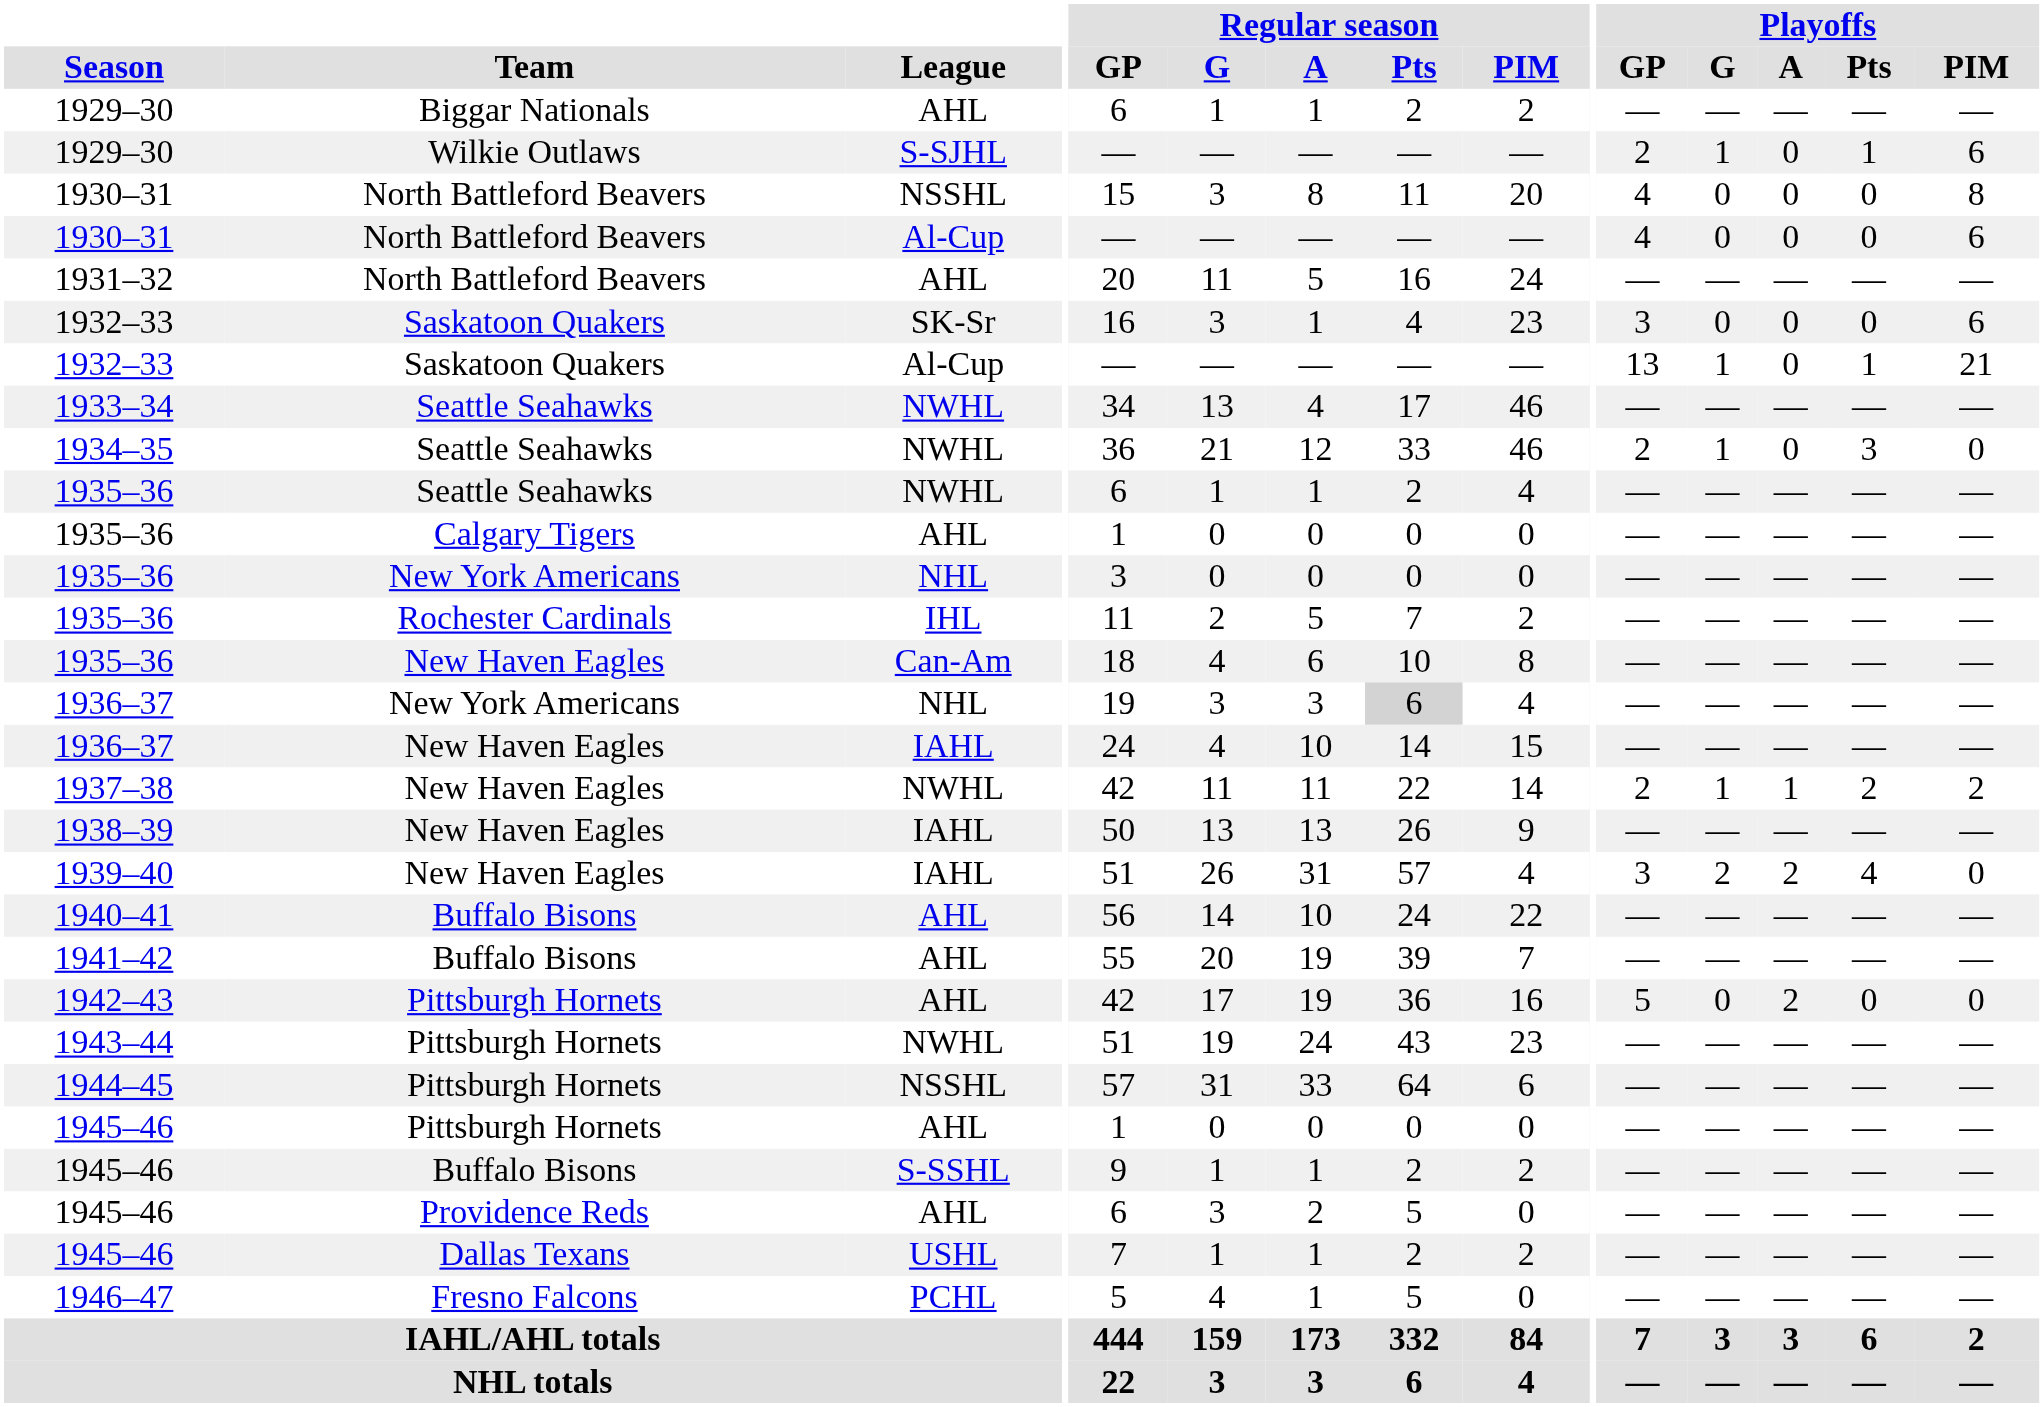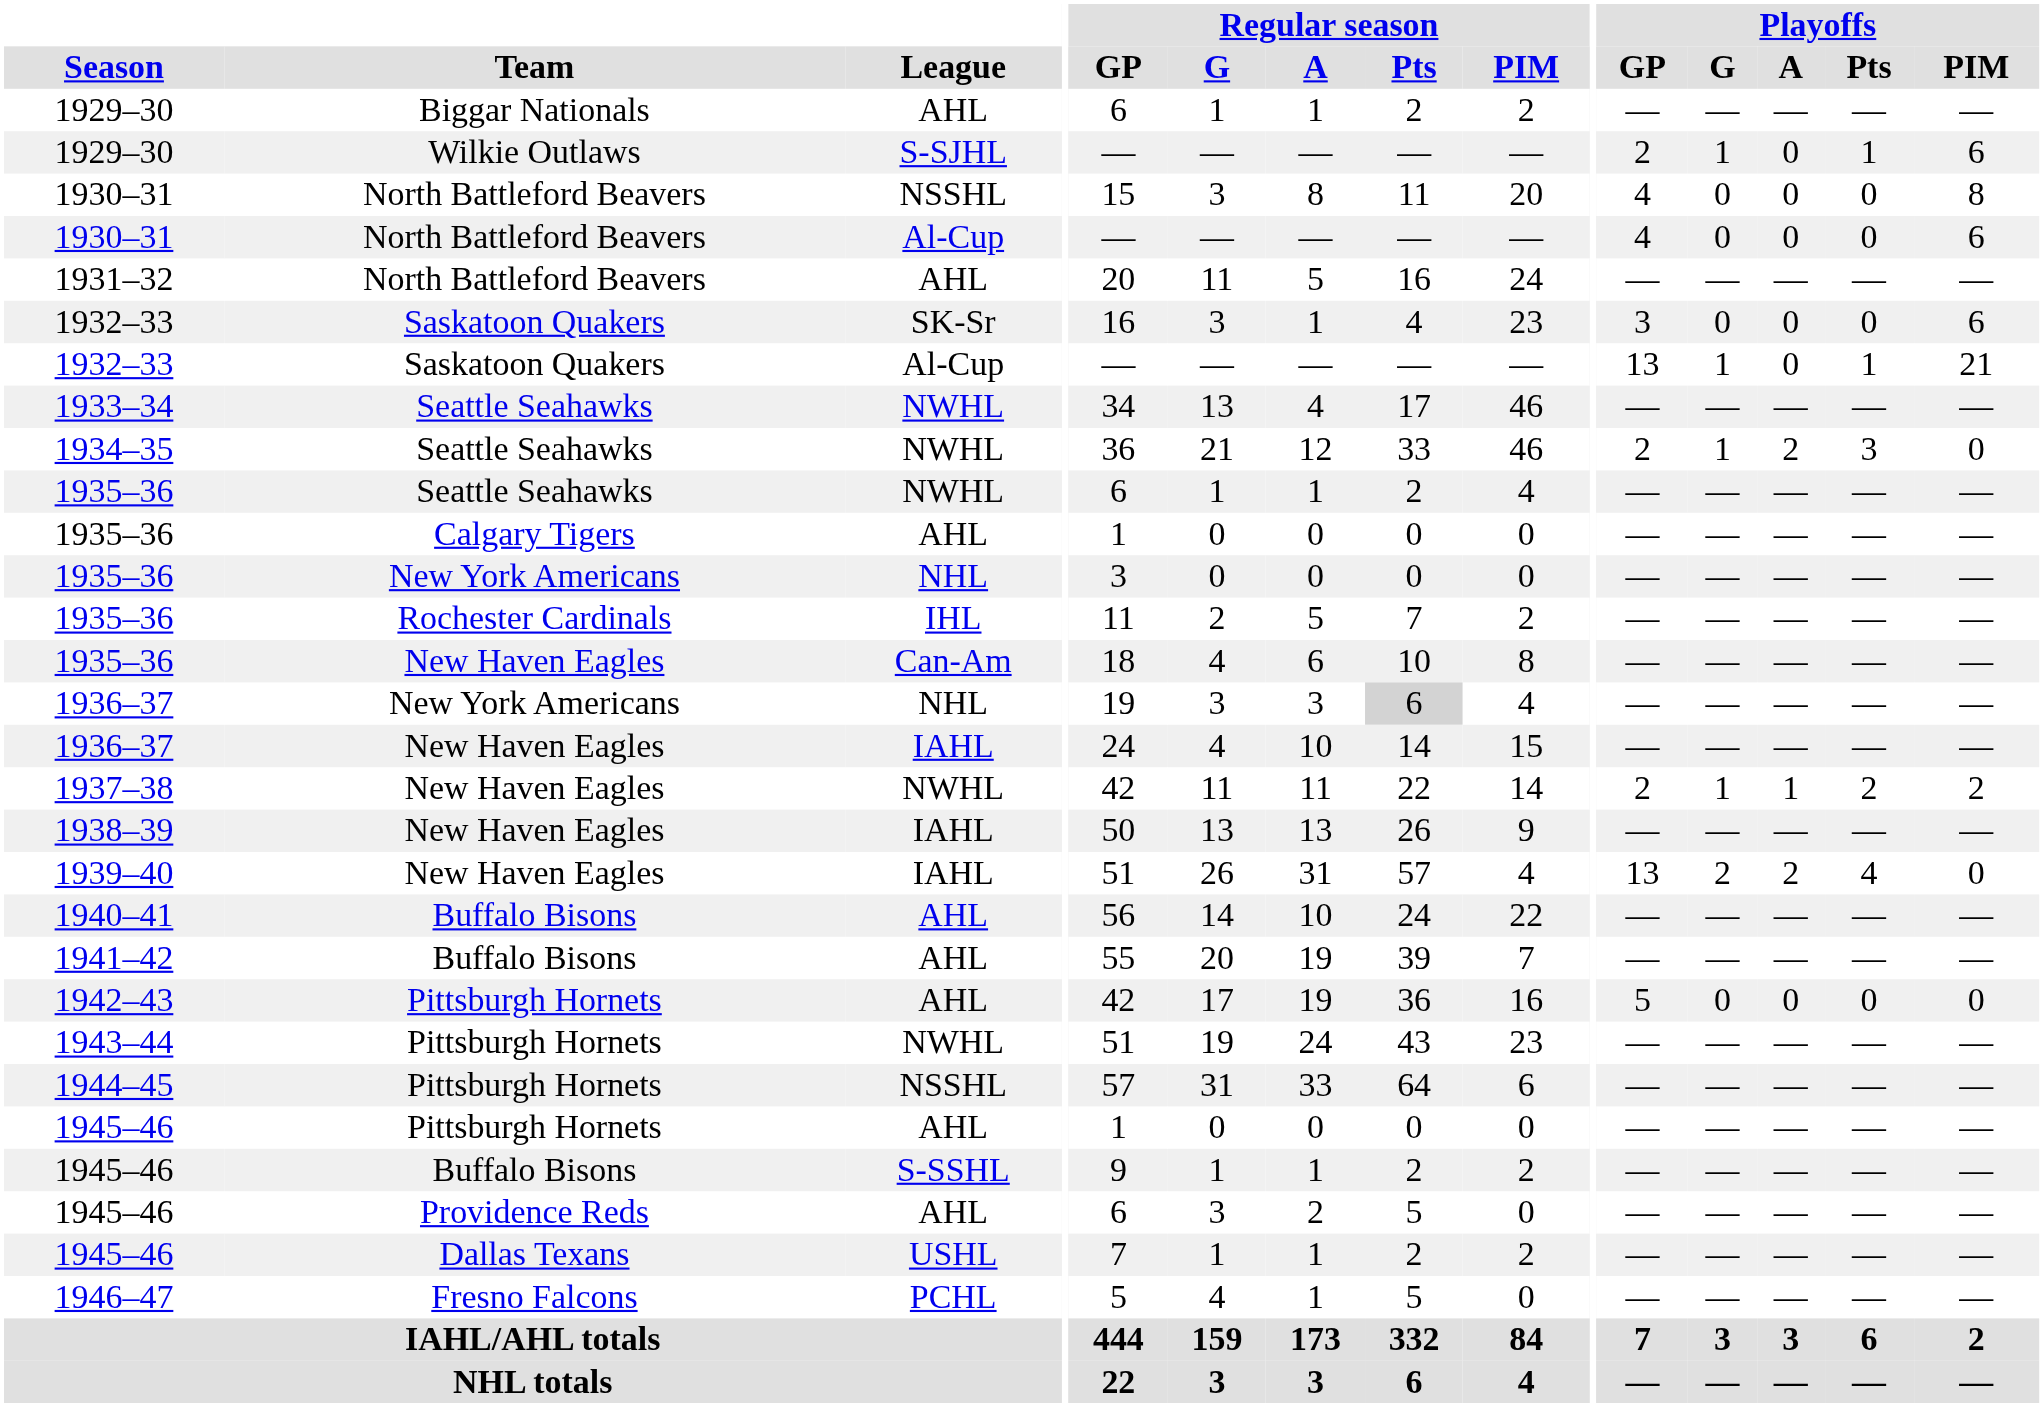(1791, 448) 0 -> (1791, 448) 2
(1642, 872) 3 -> (1642, 872) 13
(1791, 999) 2 -> (1791, 999) 0
